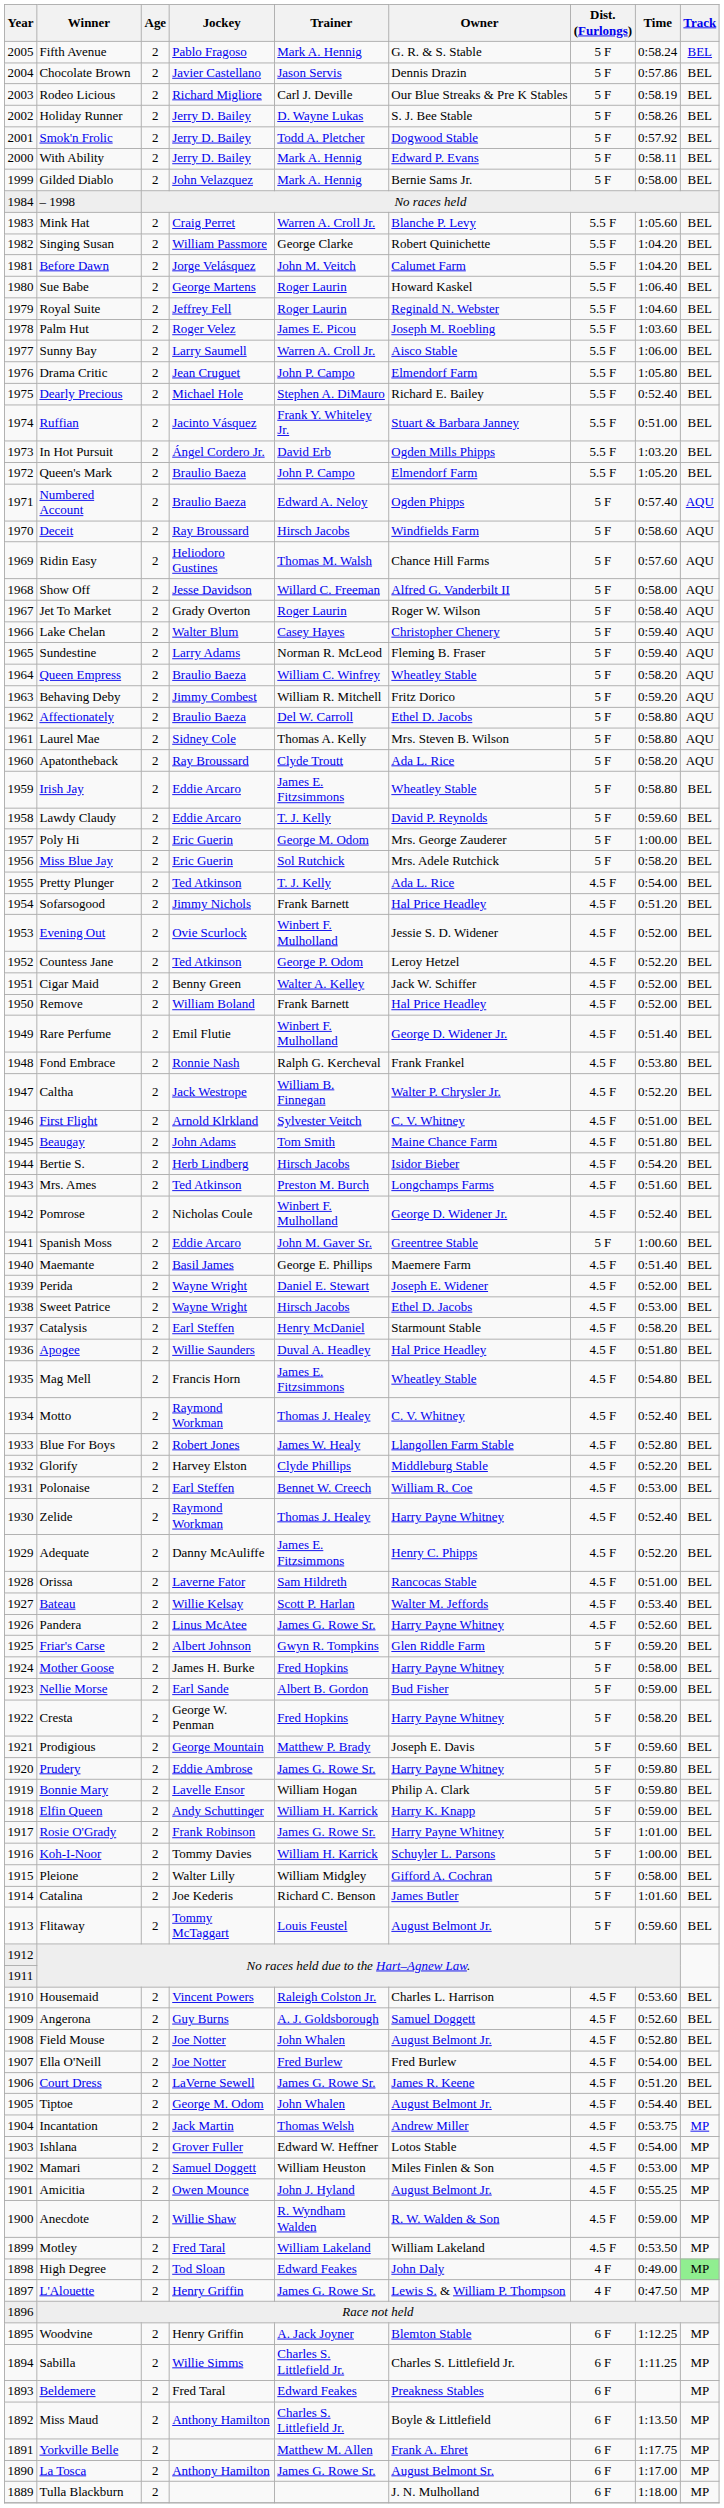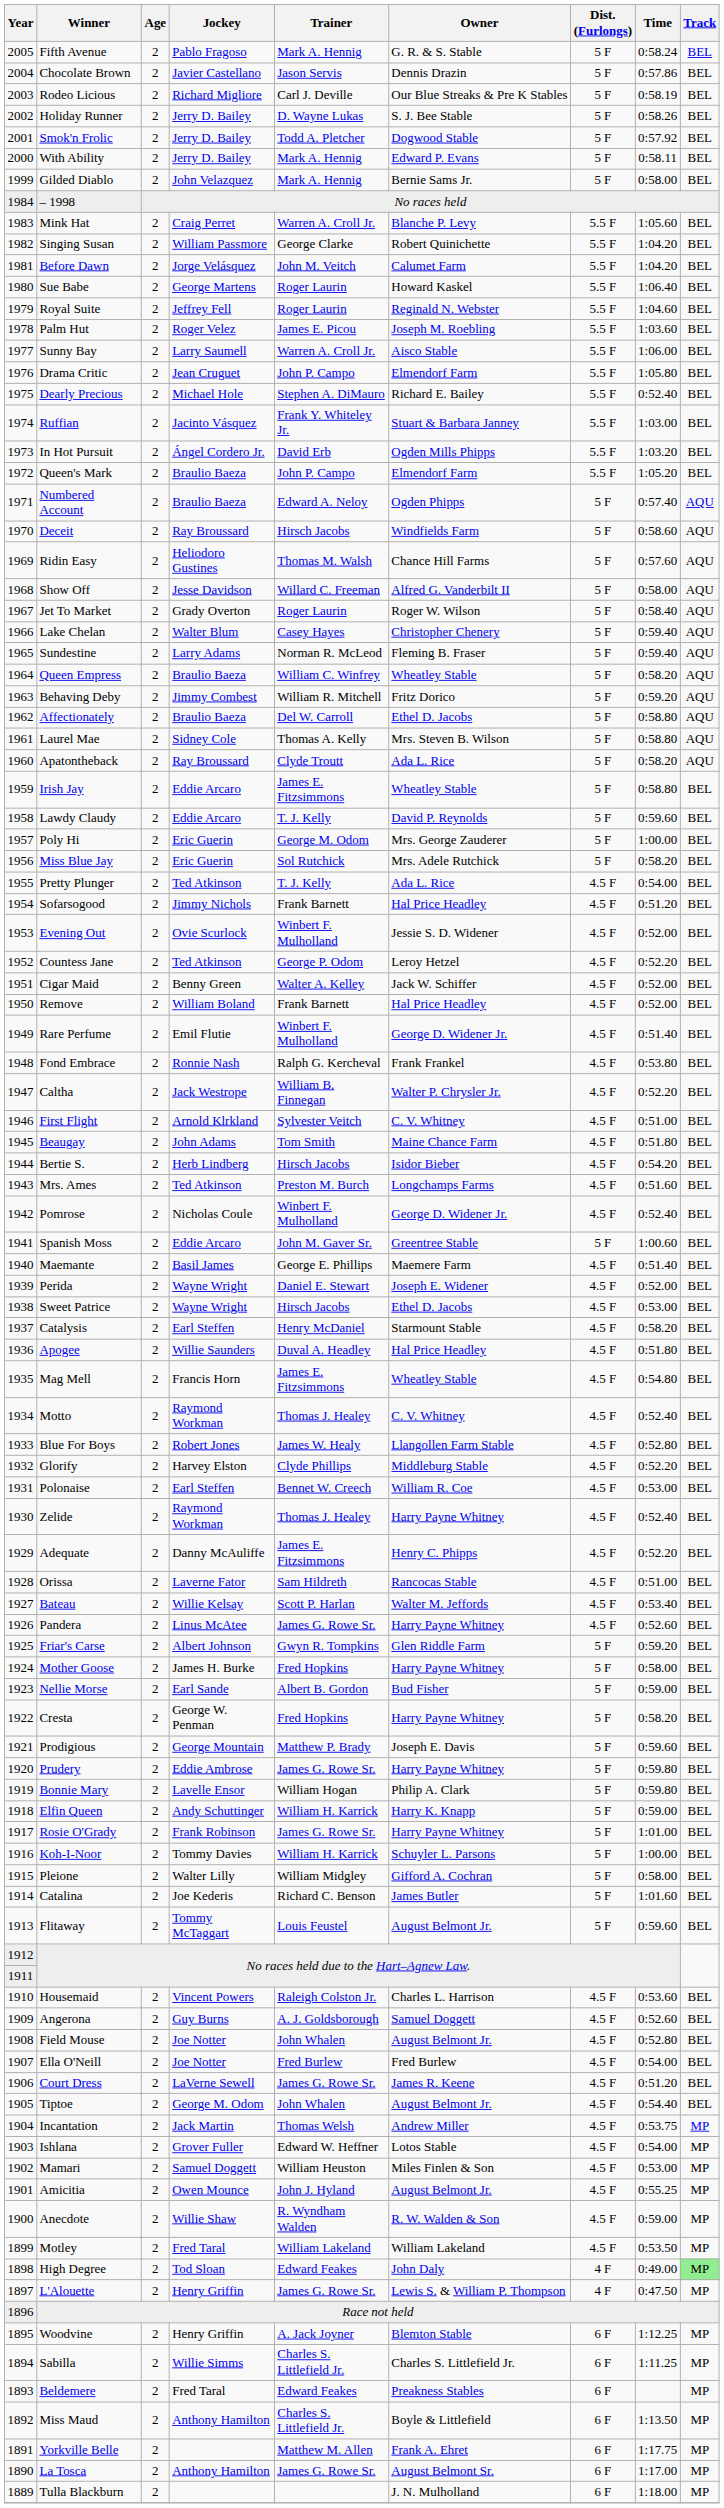(658, 423) 0:51.00 -> (658, 423) 1:03.00
